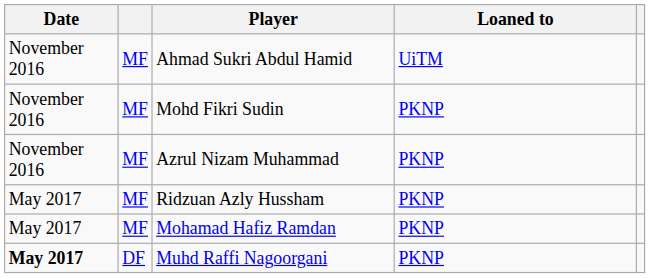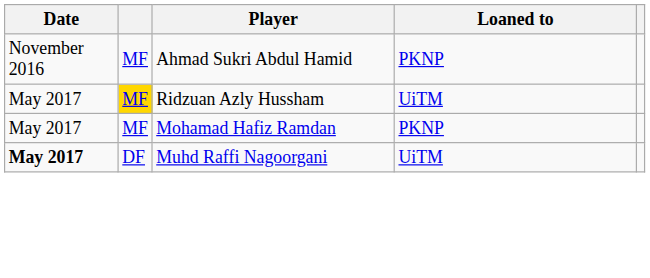(421, 59) UiTM -> (421, 59) PKNP
- row: (220, 109)
- row: (248, 159)
(135, 199) no background -> (135, 99) gold background
(421, 199) PKNP -> (421, 99) UiTM
(421, 258) PKNP -> (421, 157) UiTM
